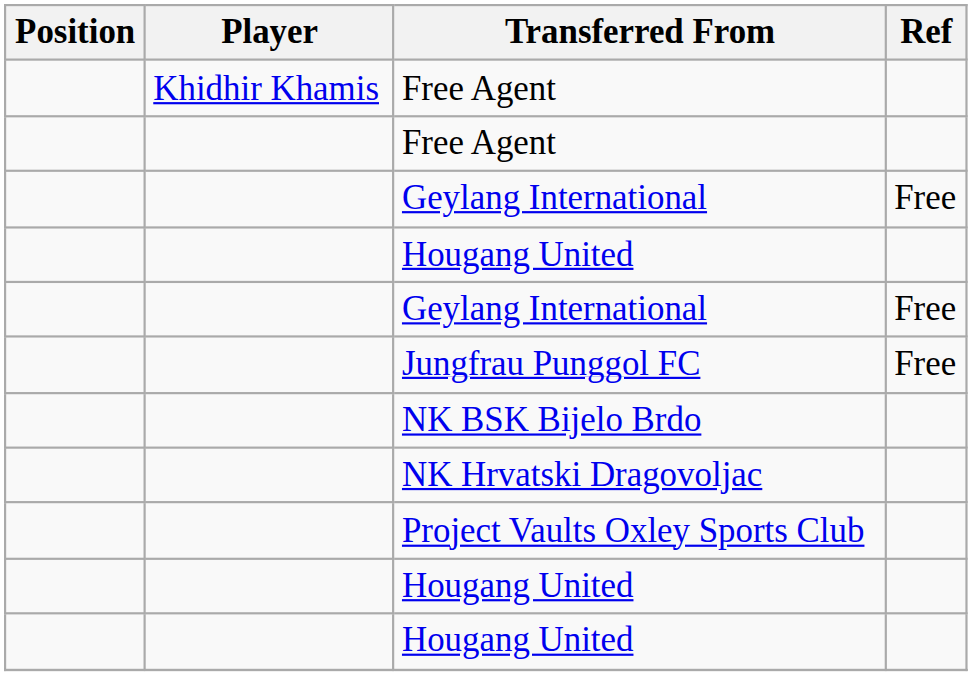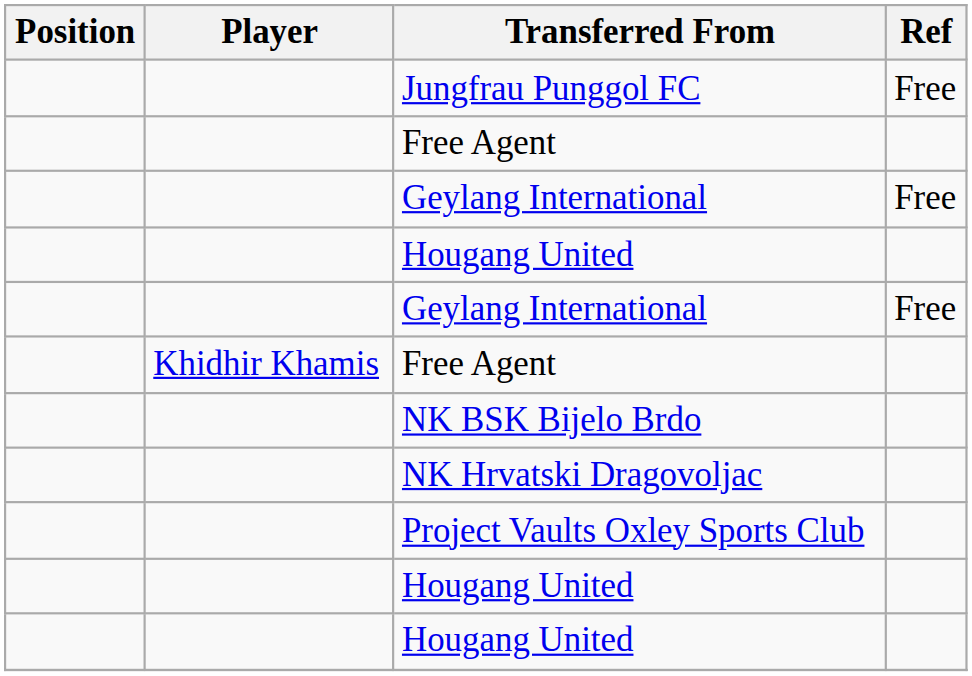rows swapped: (266, 87) <-> (270, 365)
